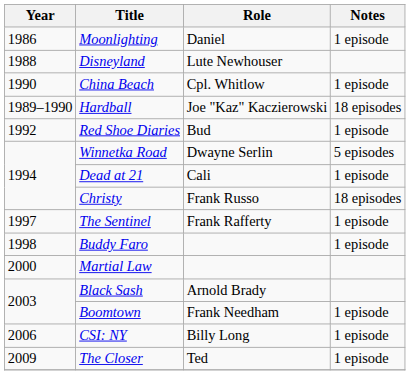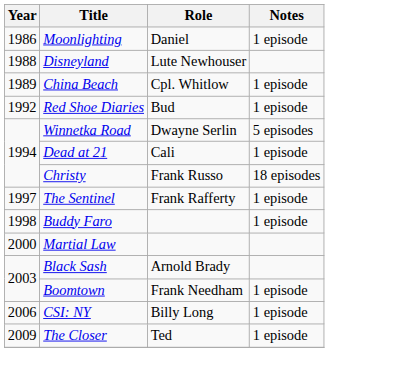(22, 84) 1990 -> (22, 84) 1989
- row: (105, 107)
